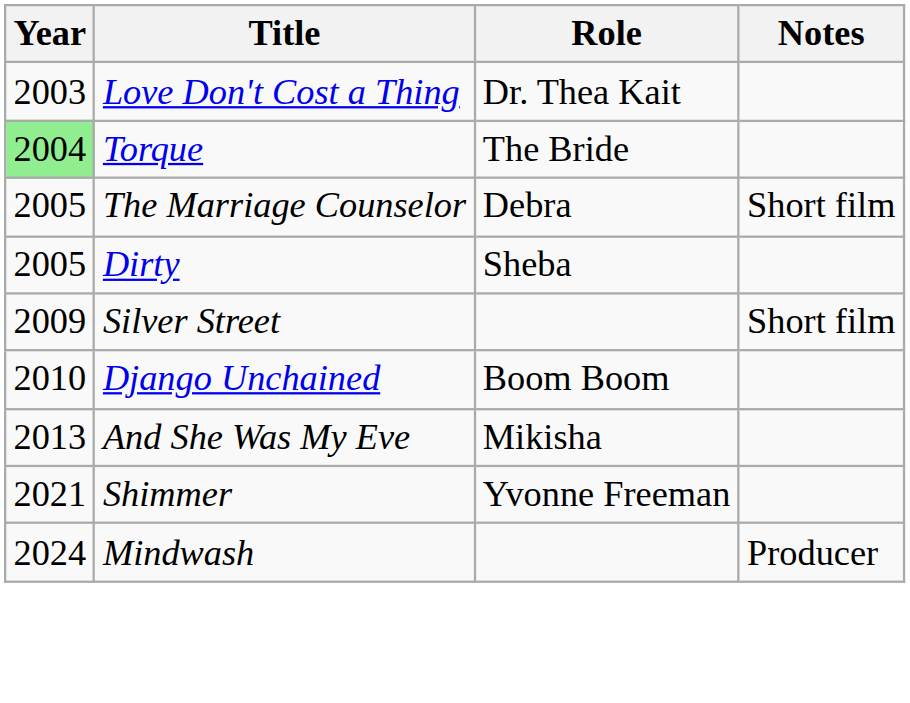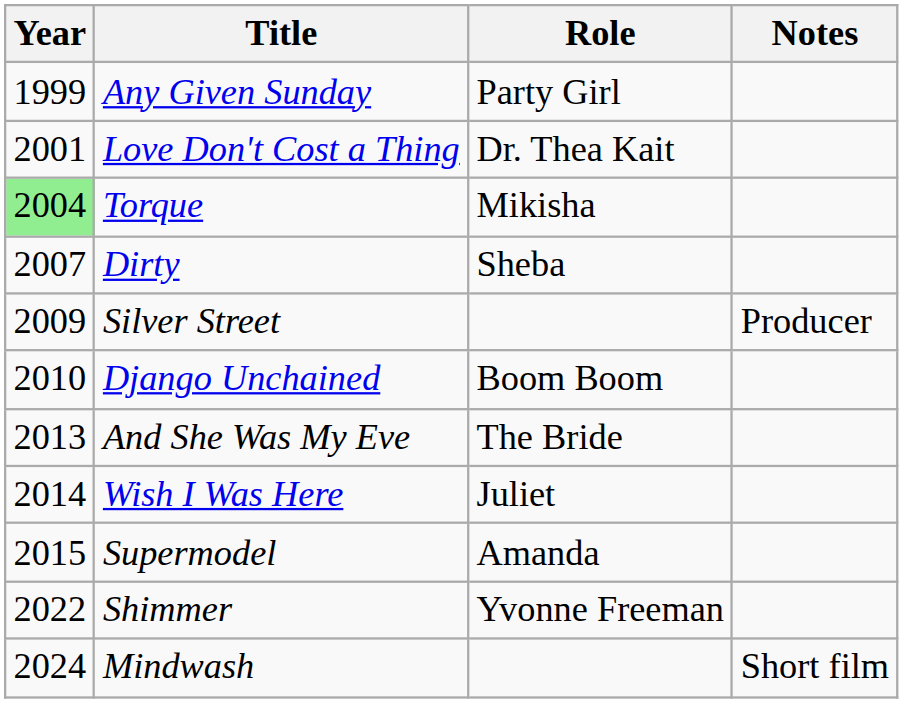+ row: (237, 90)
(50, 90) 2003 -> (50, 148) 2001
(556, 148) The Bride -> (536, 206) Mikisha
- row: (284, 206)
(50, 263) 2005 -> (50, 263) 2007
(821, 321) Short film -> (806, 321) Producer
(542, 436) Mikisha -> (550, 436) The Bride
+ row: (223, 494)
+ row: (190, 551)
(50, 494) 2021 -> (50, 609) 2022
(813, 551) Producer -> (815, 666) Short film
